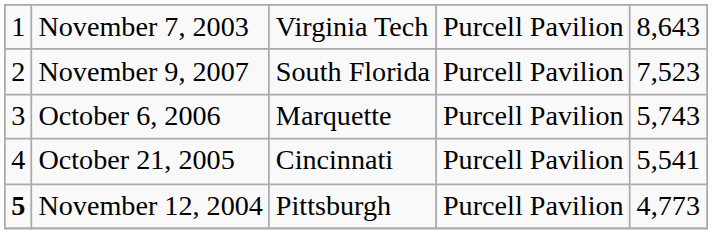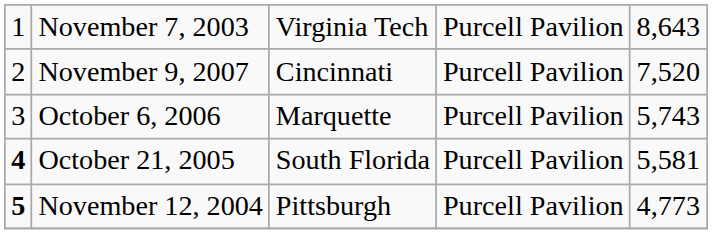(353, 71) South Florida -> (335, 71) Cincinnati
(668, 71) 7,523 -> (668, 71) 7,520
(18, 160) normal -> (18, 160) bold
(335, 160) Cincinnati -> (353, 160) South Florida
(668, 160) 5,541 -> (668, 160) 5,581
